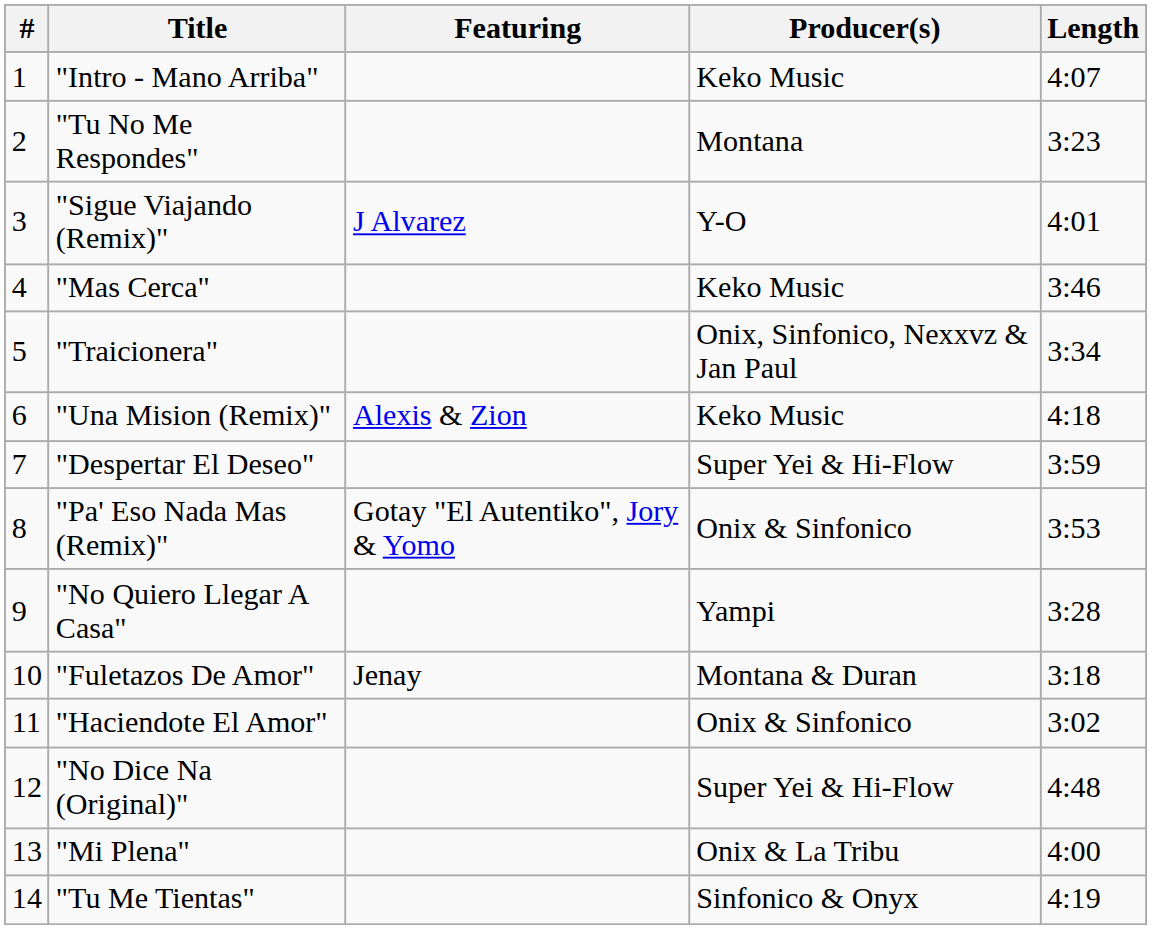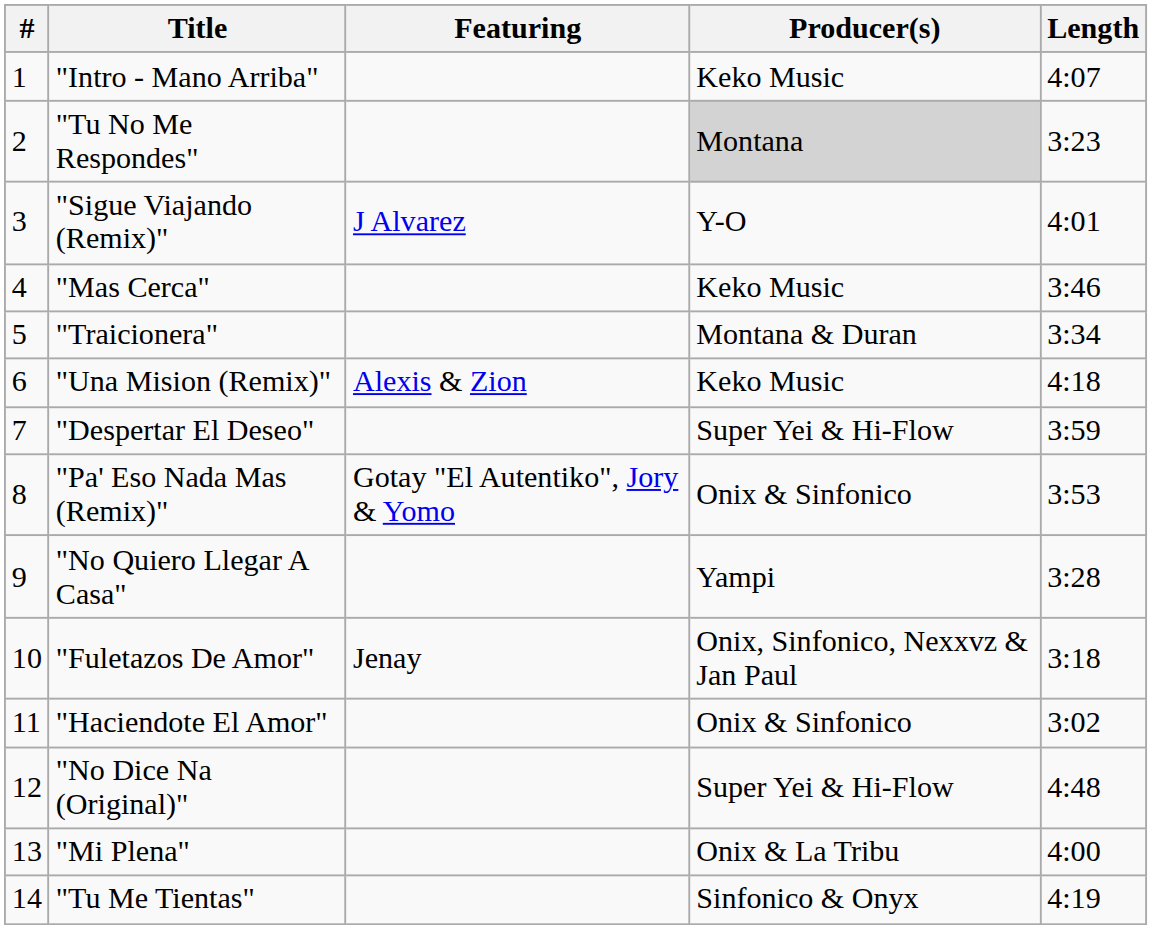(750, 140) no background -> (750, 140) lightgrey background
(862, 351) Onix, Sinfonico, Nexxvz & Jan Paul -> (807, 334) Montana & Duran
(807, 674) Montana & Duran -> (862, 657) Onix, Sinfonico, Nexxvz & Jan Paul
